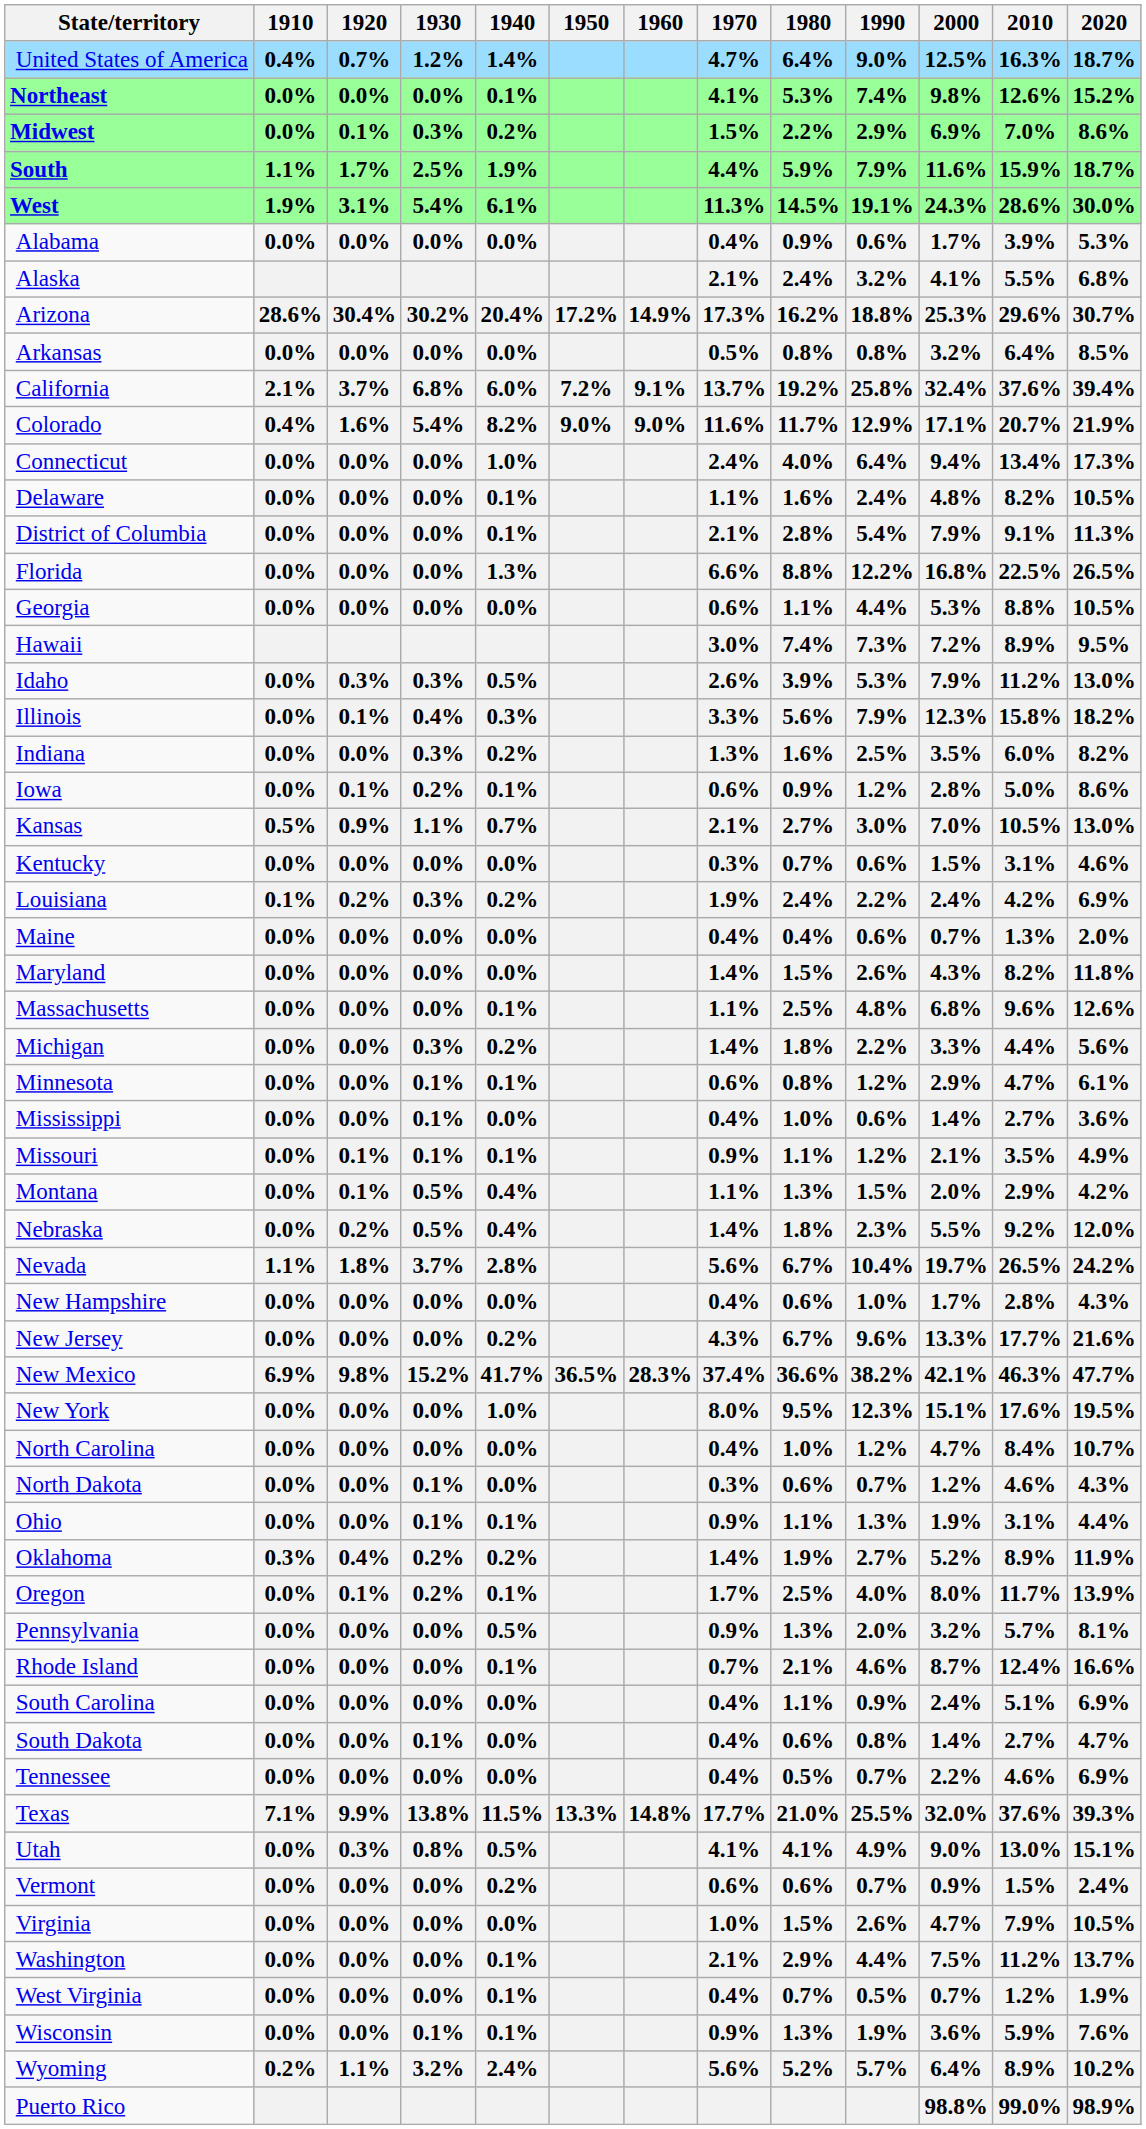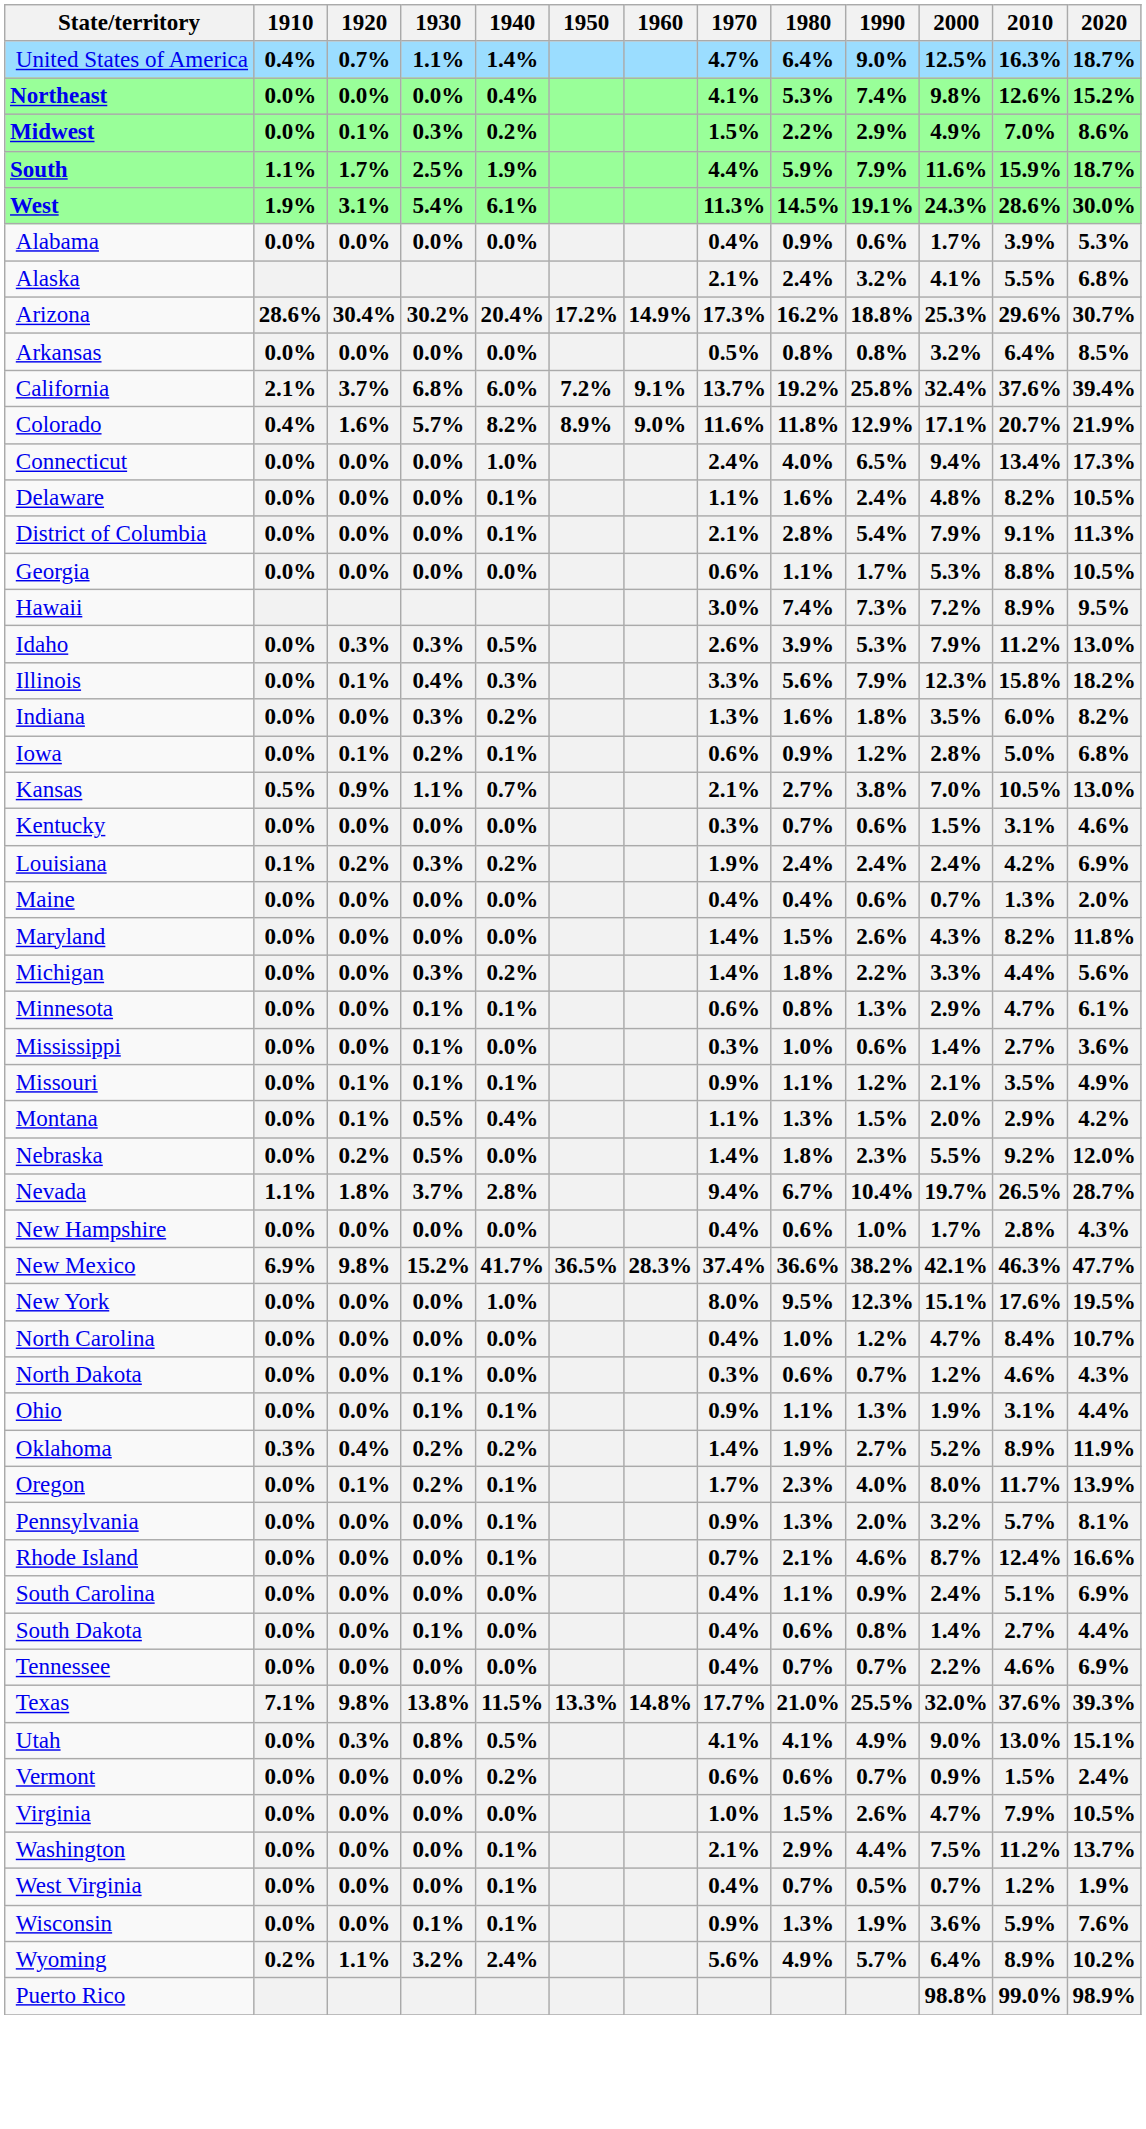(438, 59) 1.2% -> (438, 59) 1.1%
(512, 95) 0.1% -> (512, 95) 0.4%
(956, 132) 6.9% -> (956, 132) 4.9%
(438, 424) 5.4% -> (438, 424) 5.7%
(586, 424) 9.0% -> (586, 424) 8.9%
(808, 424) 11.7% -> (808, 424) 11.8%
(882, 461) 6.4% -> (882, 461) 6.5%
- row: (46, 570)
(882, 607) 4.4% -> (882, 570) 1.7%
(882, 753) 2.5% -> (882, 717) 1.8%
(1104, 790) 8.6% -> (1104, 753) 6.8%
(882, 826) 3.0% -> (882, 790) 3.8%
(882, 899) 2.2% -> (882, 863) 2.4%
- row: (79, 1009)
(882, 1082) 1.2% -> (882, 1009) 1.3%
(734, 1118) 0.4% -> (734, 1045) 0.3%
(512, 1228) 0.4% -> (512, 1155) 0.0%
(734, 1265) 5.6% -> (734, 1192) 9.4%
(1104, 1265) 24.2% -> (1104, 1192) 28.7%
- row: (66, 1338)
(808, 1593) 2.5% -> (808, 1484) 2.3%
(512, 1630) 0.5% -> (512, 1520) 0.1%
(1104, 1740) 4.7% -> (1104, 1630) 4.4%
(808, 1776) 0.5% -> (808, 1667) 0.7%
(364, 1813) 9.9% -> (364, 1703) 9.8%
(808, 2069) 5.2% -> (808, 1959) 4.9%
